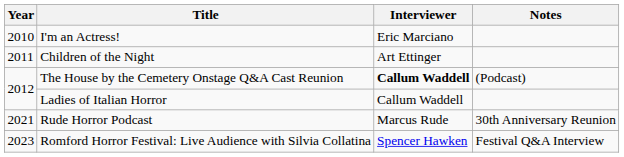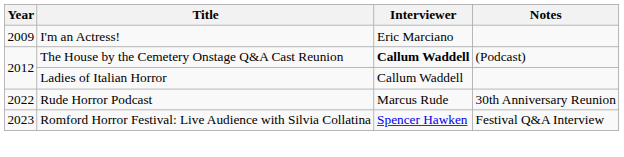(21, 36) 2010 -> (21, 36) 2009
- row: (97, 57)
(21, 120) 2021 -> (21, 99) 2022
